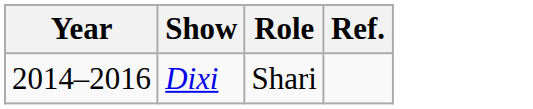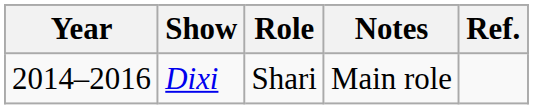+ column: (392, 28)
